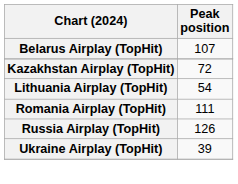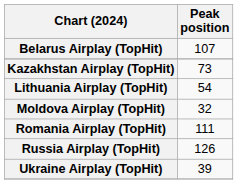(205, 68) 72 -> (205, 68) 73
+ row: (91, 108)
